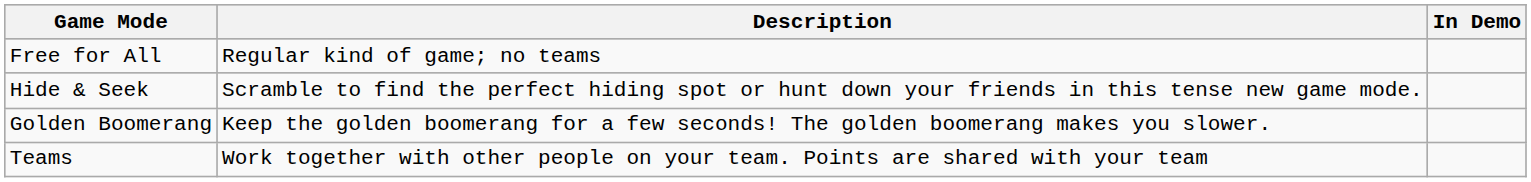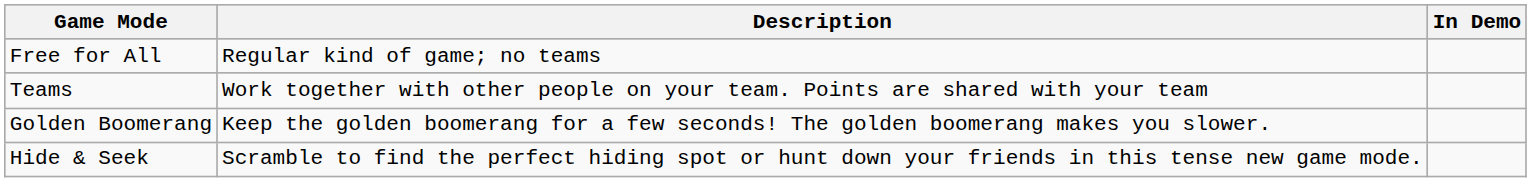rows swapped: (41, 159) <-> (79, 91)
